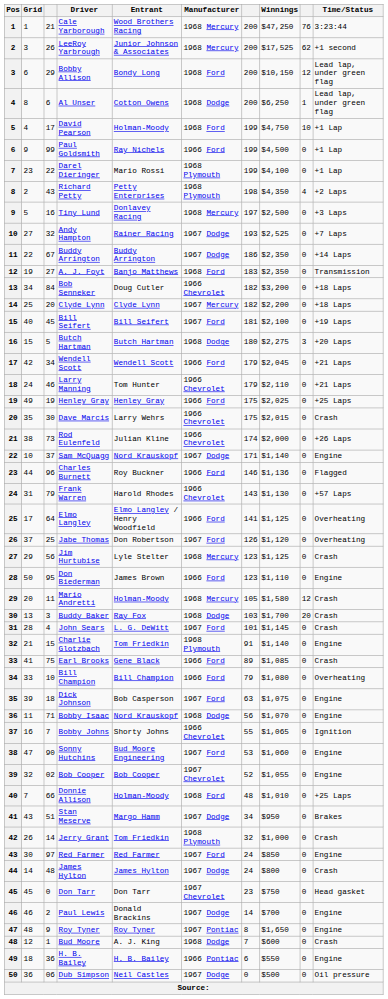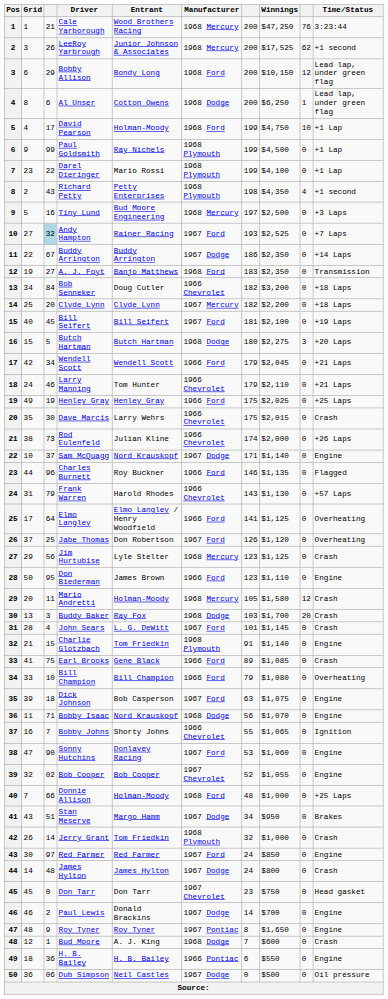(204, 150) 1966 Ford -> (202, 150) 1968 Plymouth
(331, 192) +2 Laps -> (335, 192) +1 second
(132, 213) Donlavey Racing -> (139, 213) Bud Moore Engineering
(50, 234) no background -> (50, 234) lightblue background
(206, 234) 1967 Dodge -> (204, 234) 1967 Ford
(275, 473) $1,136 -> (275, 473) $1,135
(139, 754) Bud Moore Engineering -> (132, 754) Donlavey Racing
(275, 796) $1,010 -> (275, 796) $1,000
